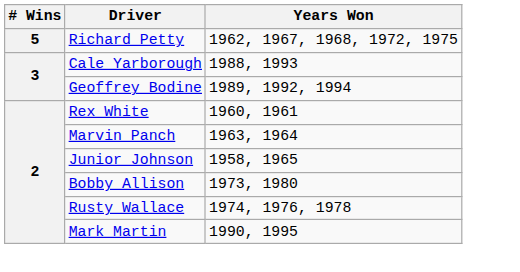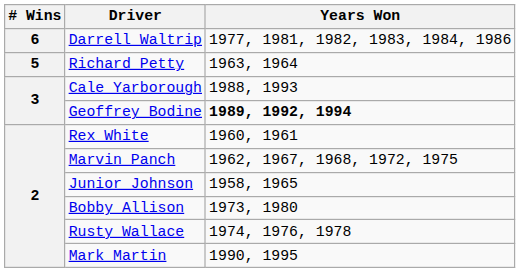+ row: (135, 41)
(334, 41) 1962, 1967, 1968, 1972, 1975 -> (254, 65) 1963, 1964
(280, 89) normal -> (280, 113) bold
(254, 137) 1963, 1964 -> (334, 160) 1962, 1967, 1968, 1972, 1975
